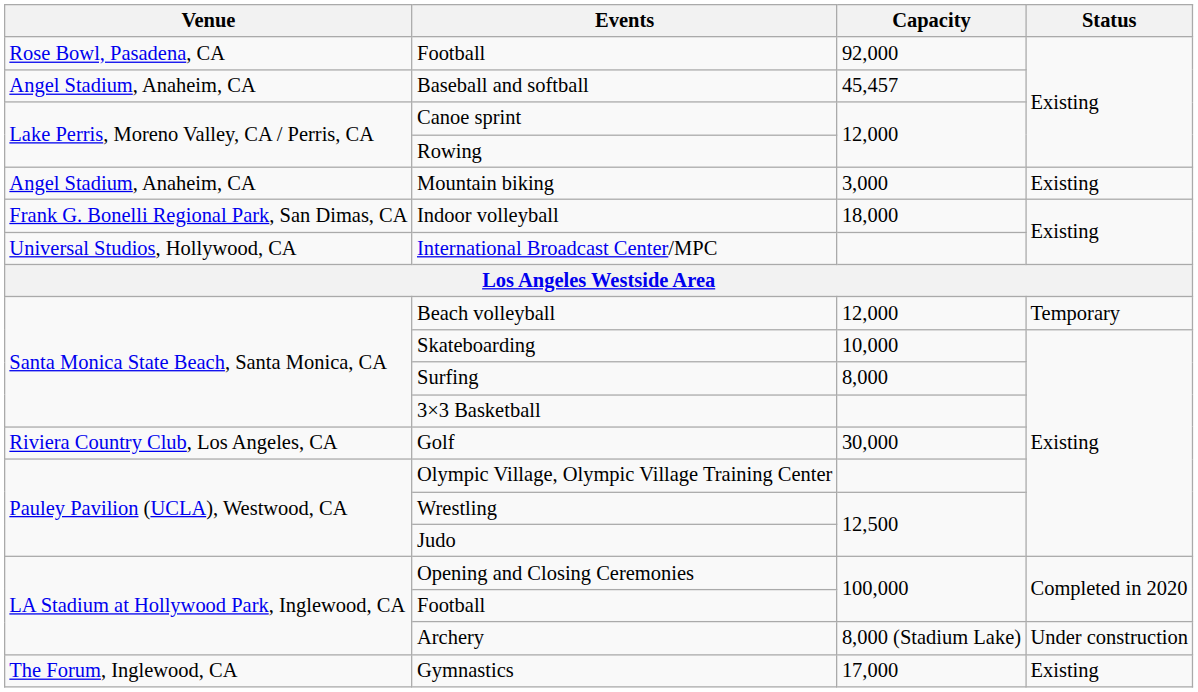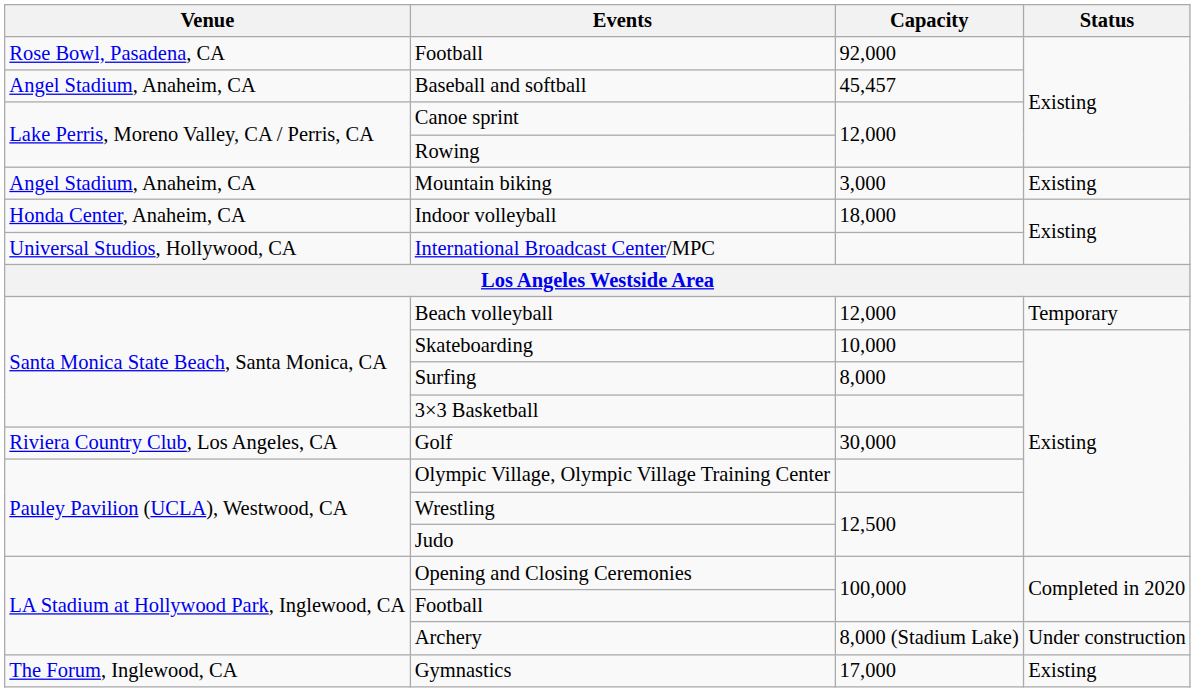(208, 215) Frank G. Bonelli Regional Park, San Dimas, CA -> (128, 215) Honda Center, Anaheim, CA
